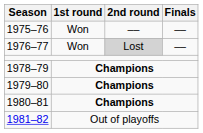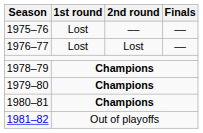(78, 30) Won -> (78, 30) Lost
(78, 47) Won -> (78, 47) Lost
(133, 47) lightgrey background -> (133, 47) no background
